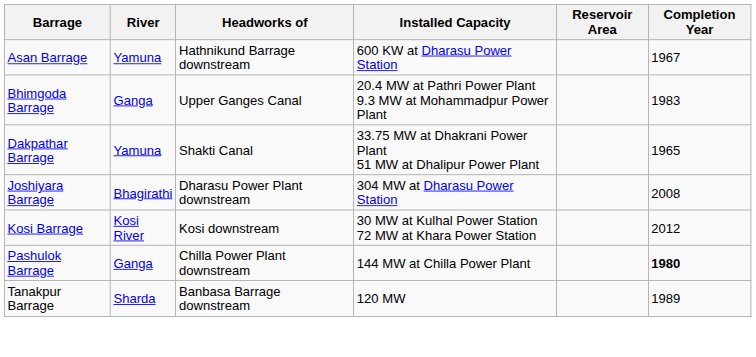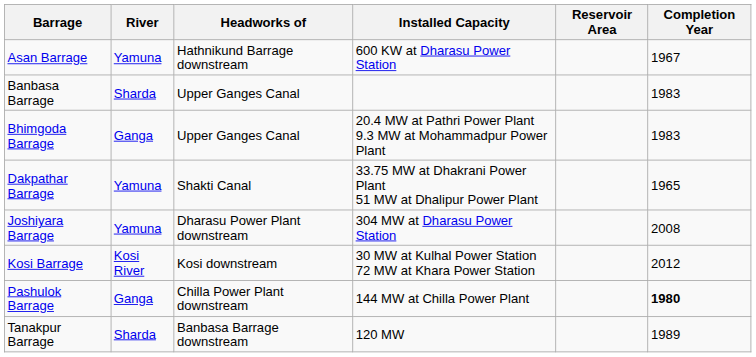+ row: (33, 93)
(143, 193) Bhagirathi -> (138, 228) Yamuna
